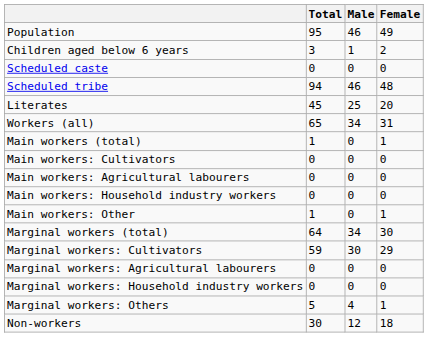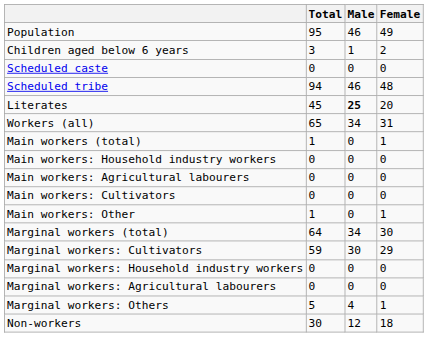(354, 105) normal -> (354, 105) bold
rows swapped: (91, 159) <-> (142, 196)
rows swapped: (142, 269) <-> (155, 287)
